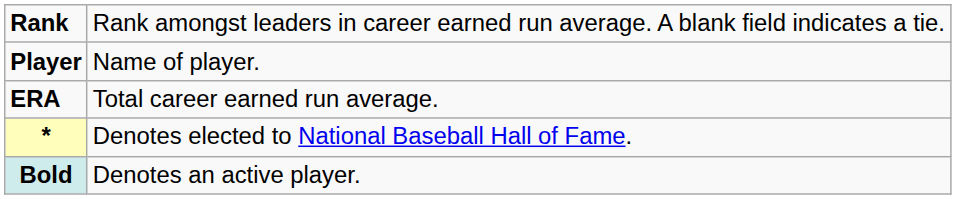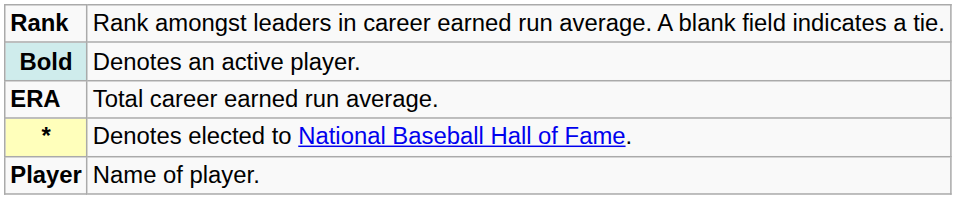rows swapped: (46, 61) <-> (46, 174)
